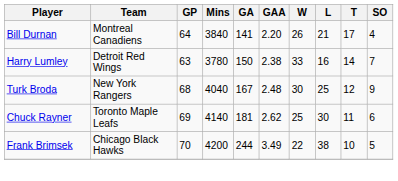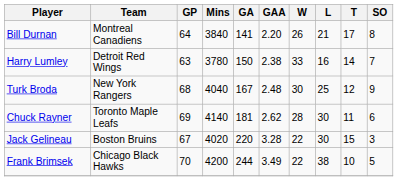(372, 34) 4 -> (372, 34) 8
(297, 117) 25 -> (297, 117) 28
+ row: (39, 139)
